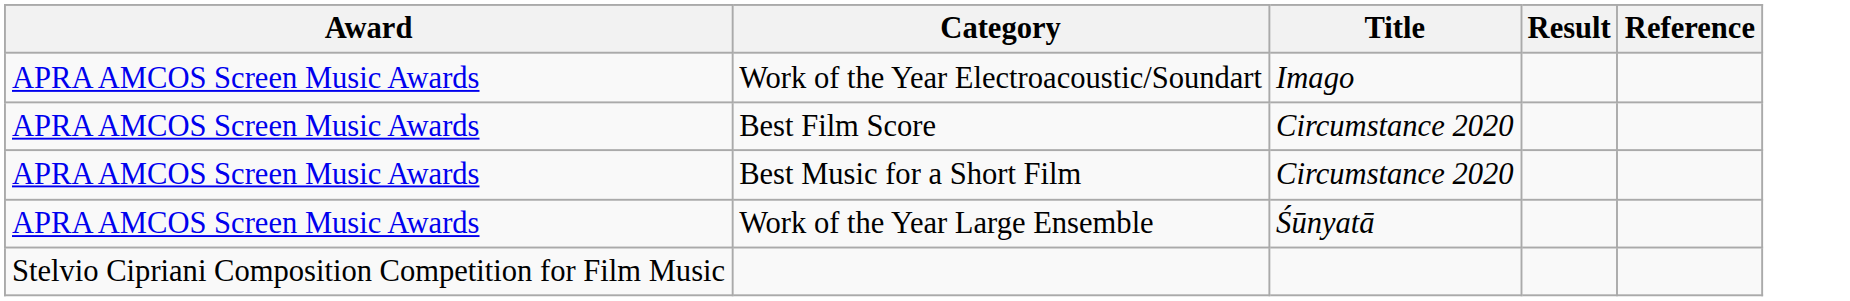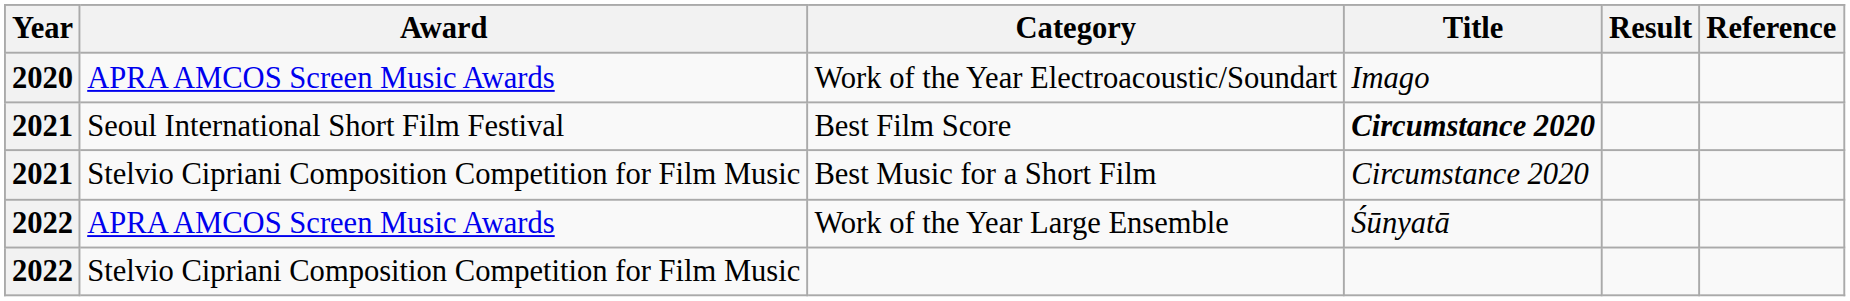+ column: (43, 28)
(246, 125) APRA AMCOS Screen Music Awards -> (326, 125) Seoul International Short Film Festival
(1395, 125) normal -> (1473, 125) bold
(246, 174) APRA AMCOS Screen Music Awards -> (444, 174) Stelvio Cipriani Composition Competition for Film Music
